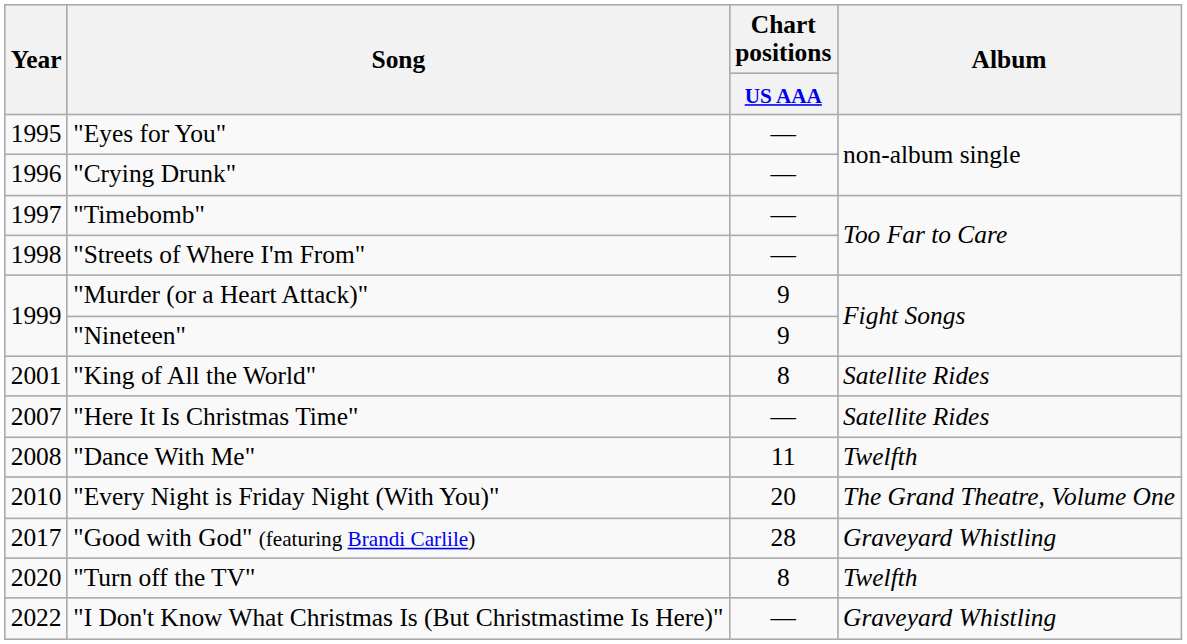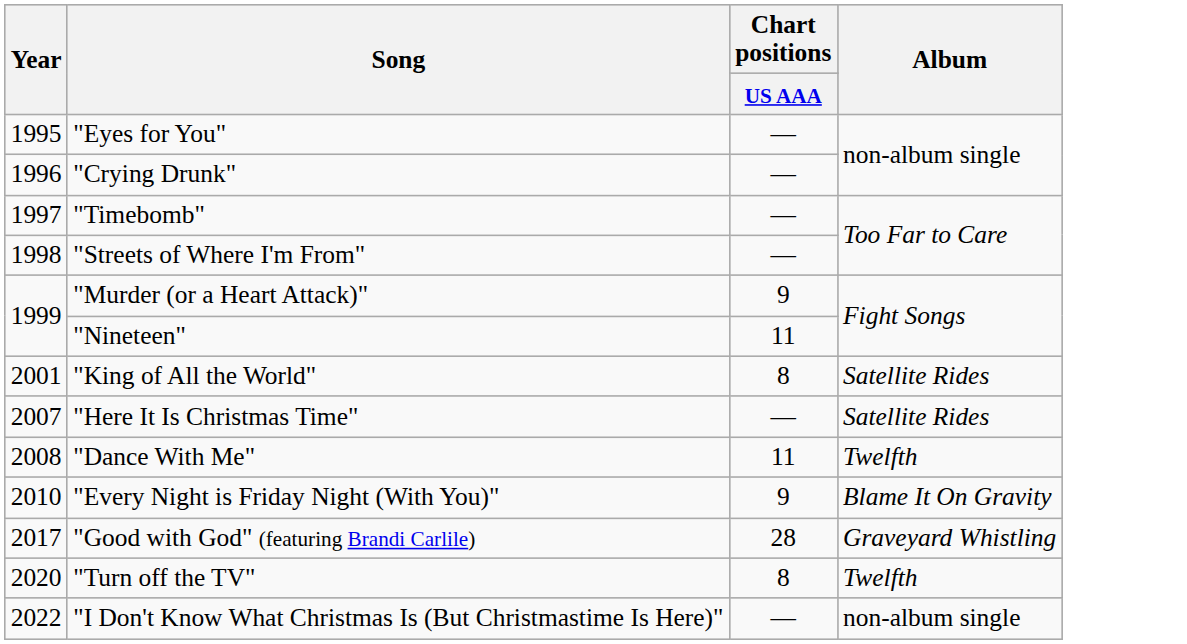(783, 335) 9 -> (783, 335) 11
(783, 497) 20 -> (783, 497) 9
(1009, 497) The Grand Theatre, Volume One -> (947, 497) Blame It On Gravity
(950, 618) Graveyard Whistling -> (932, 618) non-album single
